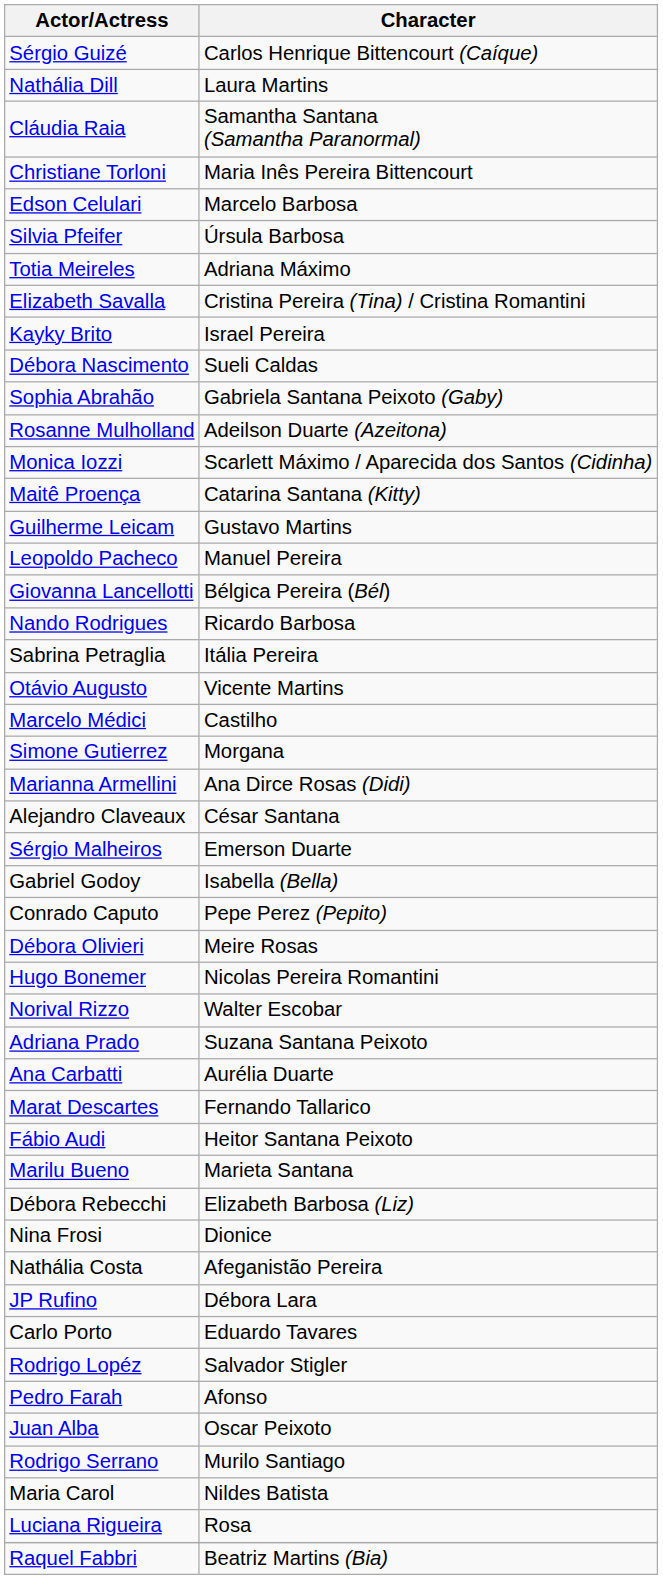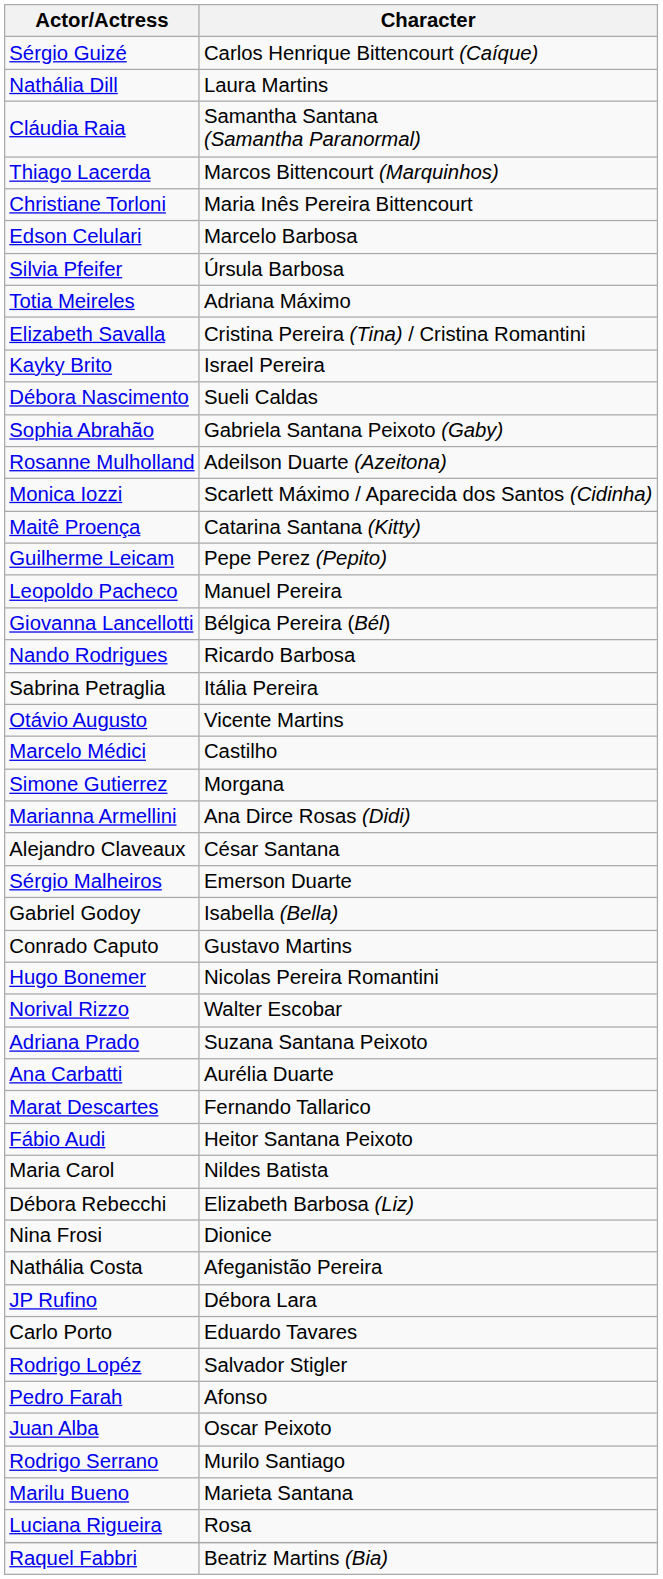+ row: (80, 172)
(278, 526) Gustavo Martins -> (295, 559) Pepe Perez (Pepito)
(295, 913) Pepe Perez (Pepito) -> (278, 945) Gustavo Martins
- row: (77, 945)
rows swapped: (69, 1171) <-> (62, 1493)
